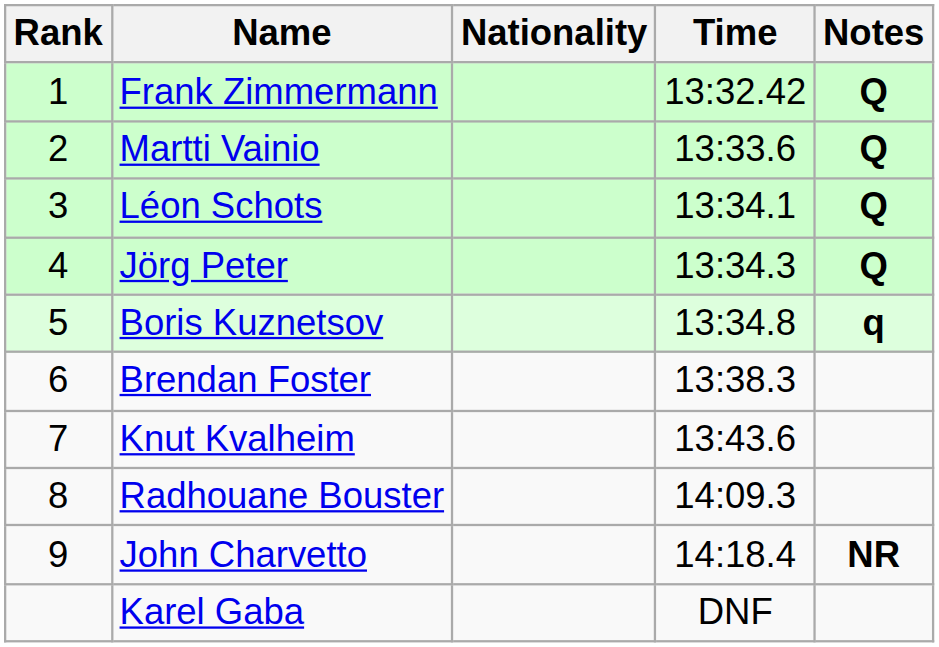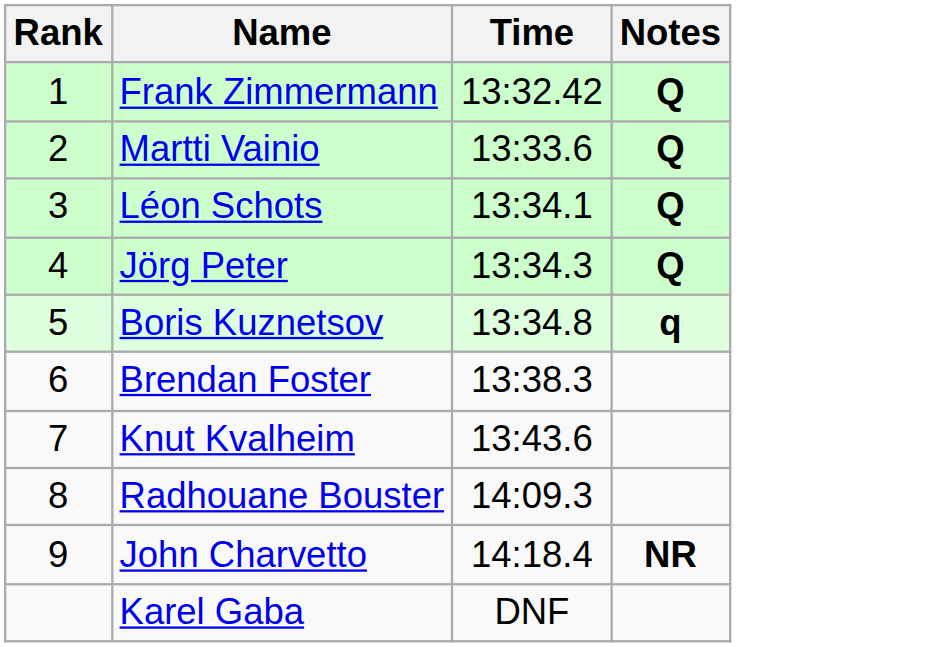- column: (554, 33)
